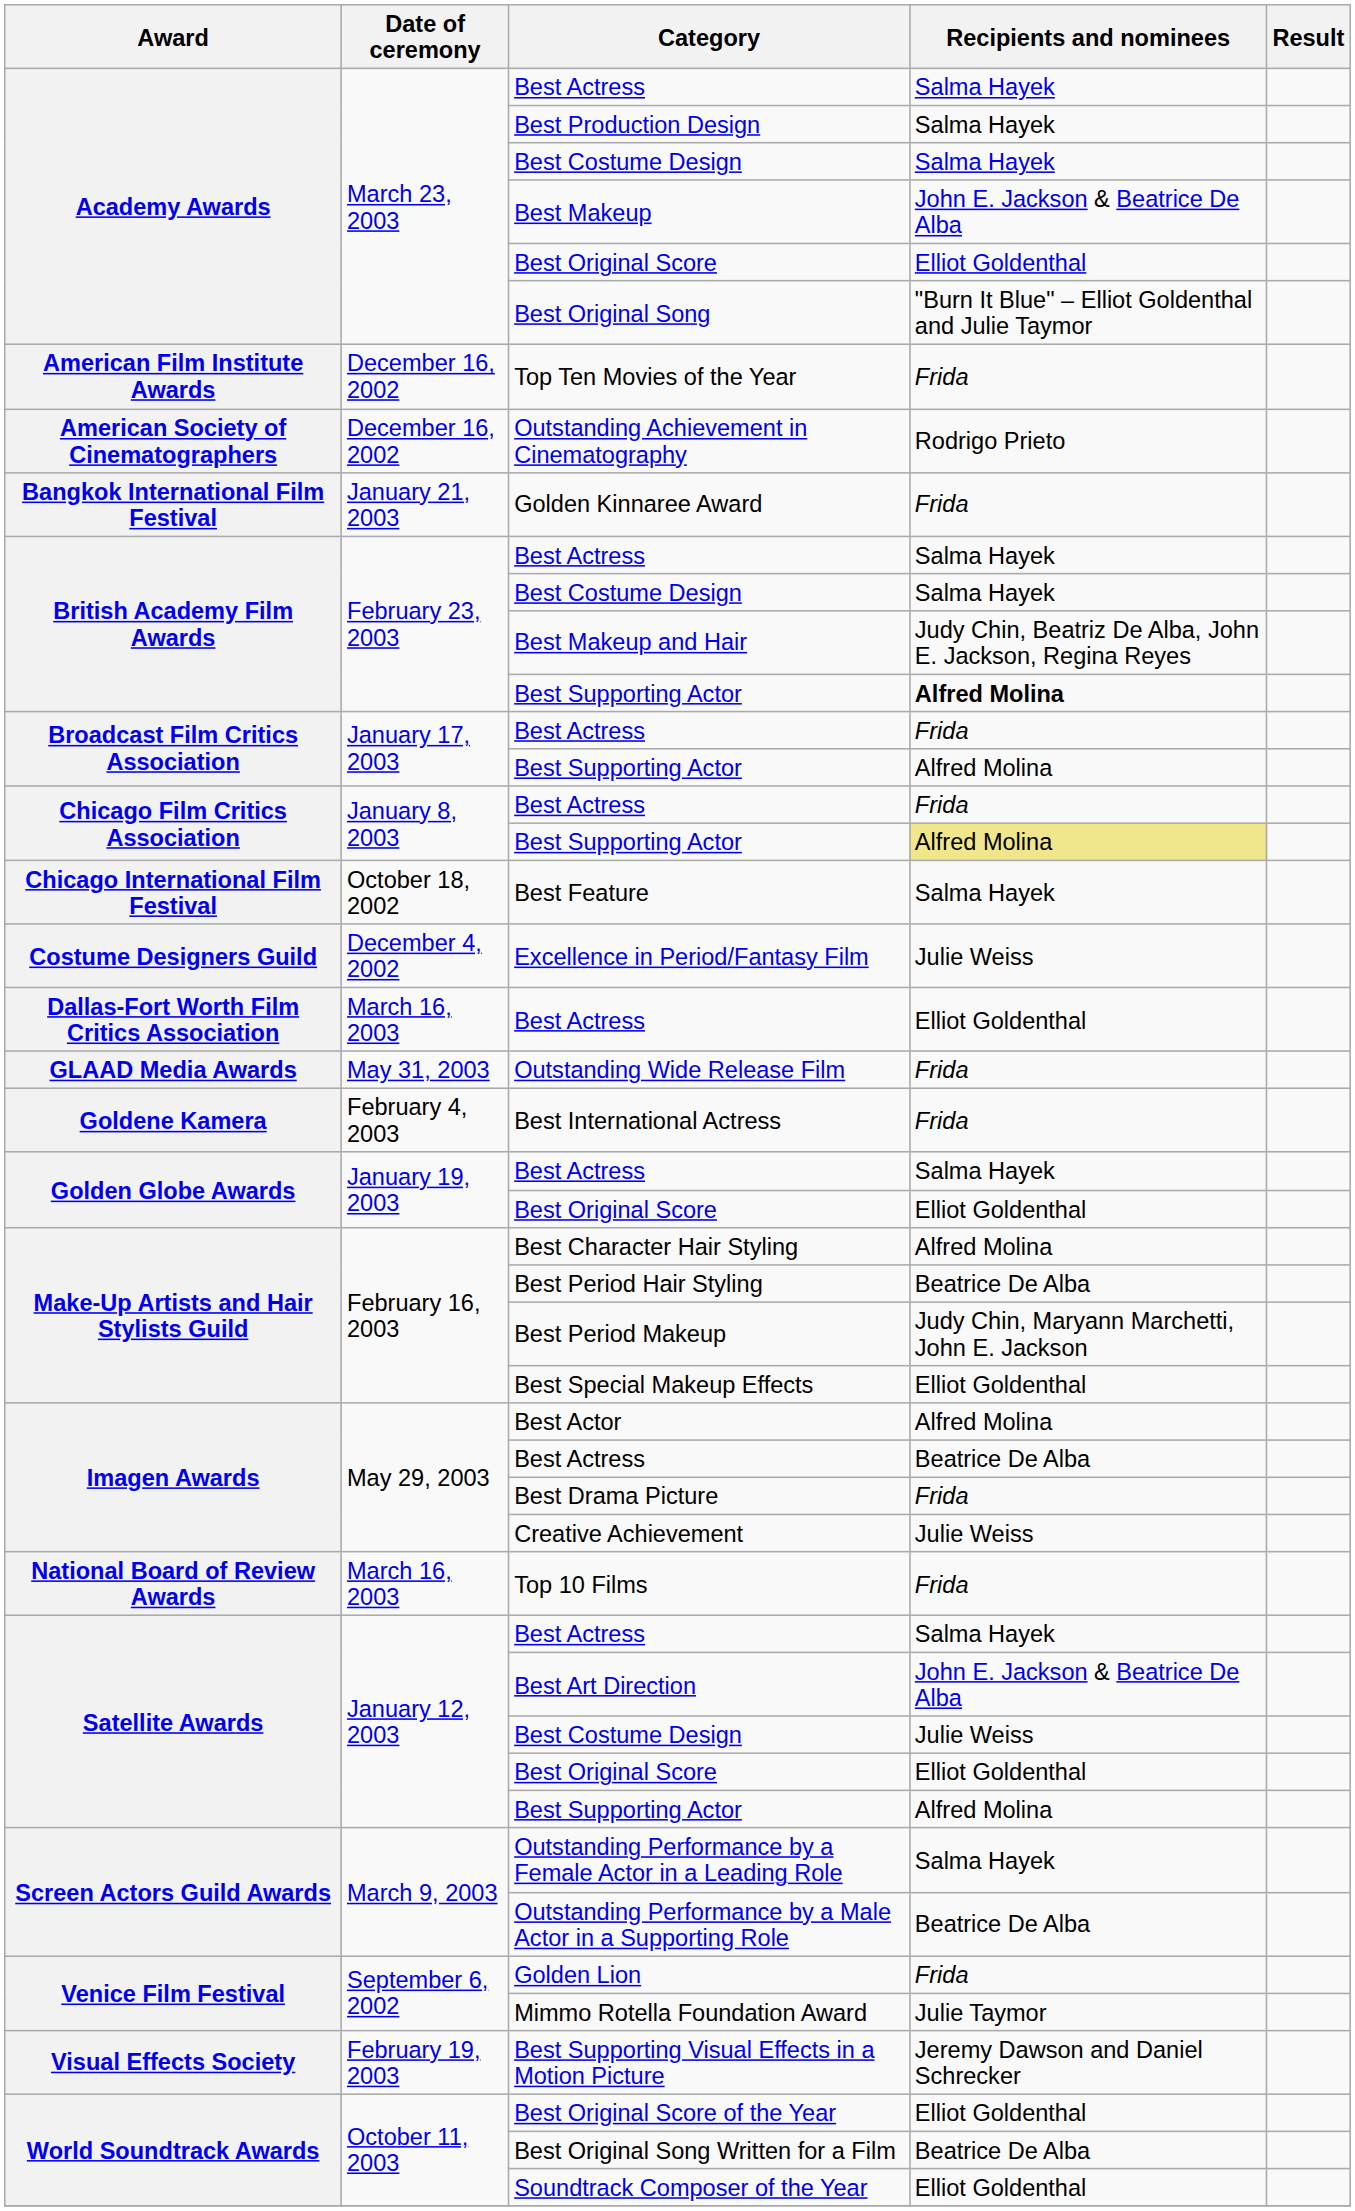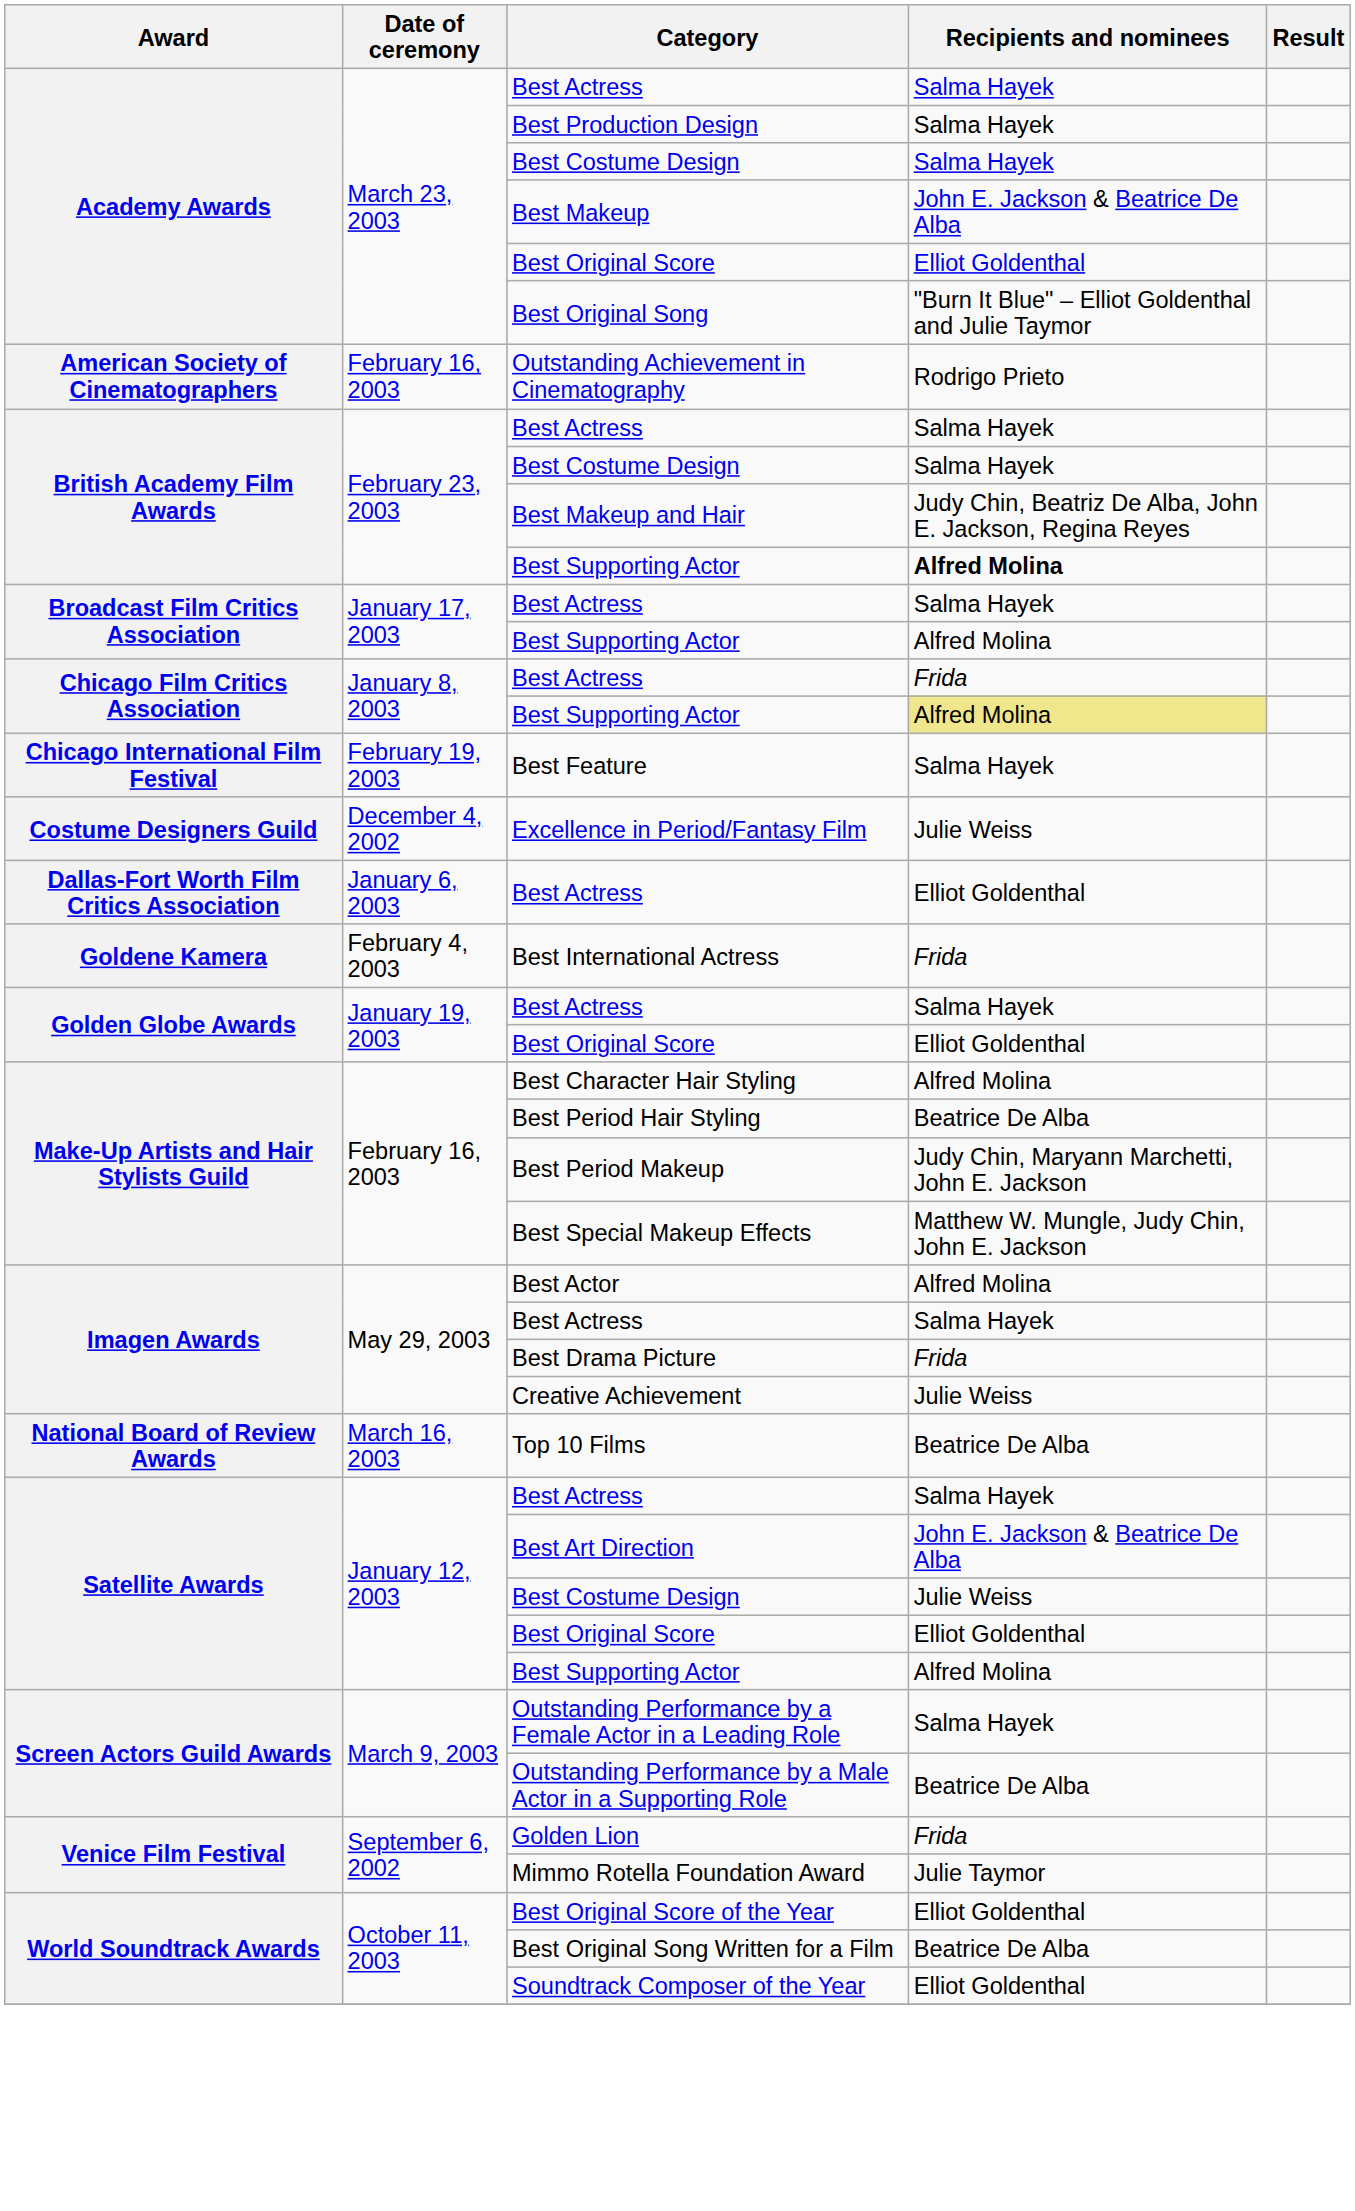- row: (173, 377)
(421, 441) December 16, 2002 -> (414, 377) February 16, 2003
- row: (173, 504)
(942, 730) Frida -> (984, 603) Salma Hayek
(409, 893) October 18, 2002 -> (414, 765) February 19, 2003
(399, 1020) March 16, 2003 -> (403, 893) January 6, 2003
- row: (173, 1070)
(1001, 1384) Elliot Goldenthal -> (1079, 1233) Matthew W. Mungle, Judy Chin, John E. Jackson
(1003, 1459) Beatrice De Alba -> (984, 1320) Salma Hayek
(942, 1584) Frida -> (1001, 1446) Beatrice De Alba
- row: (173, 2062)
